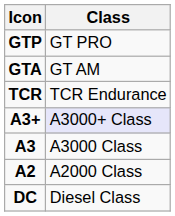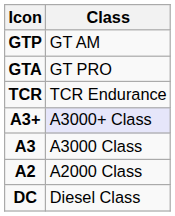(81, 43) GT PRO -> (75, 43) GT AM
(75, 69) GT AM -> (81, 69) GT PRO
